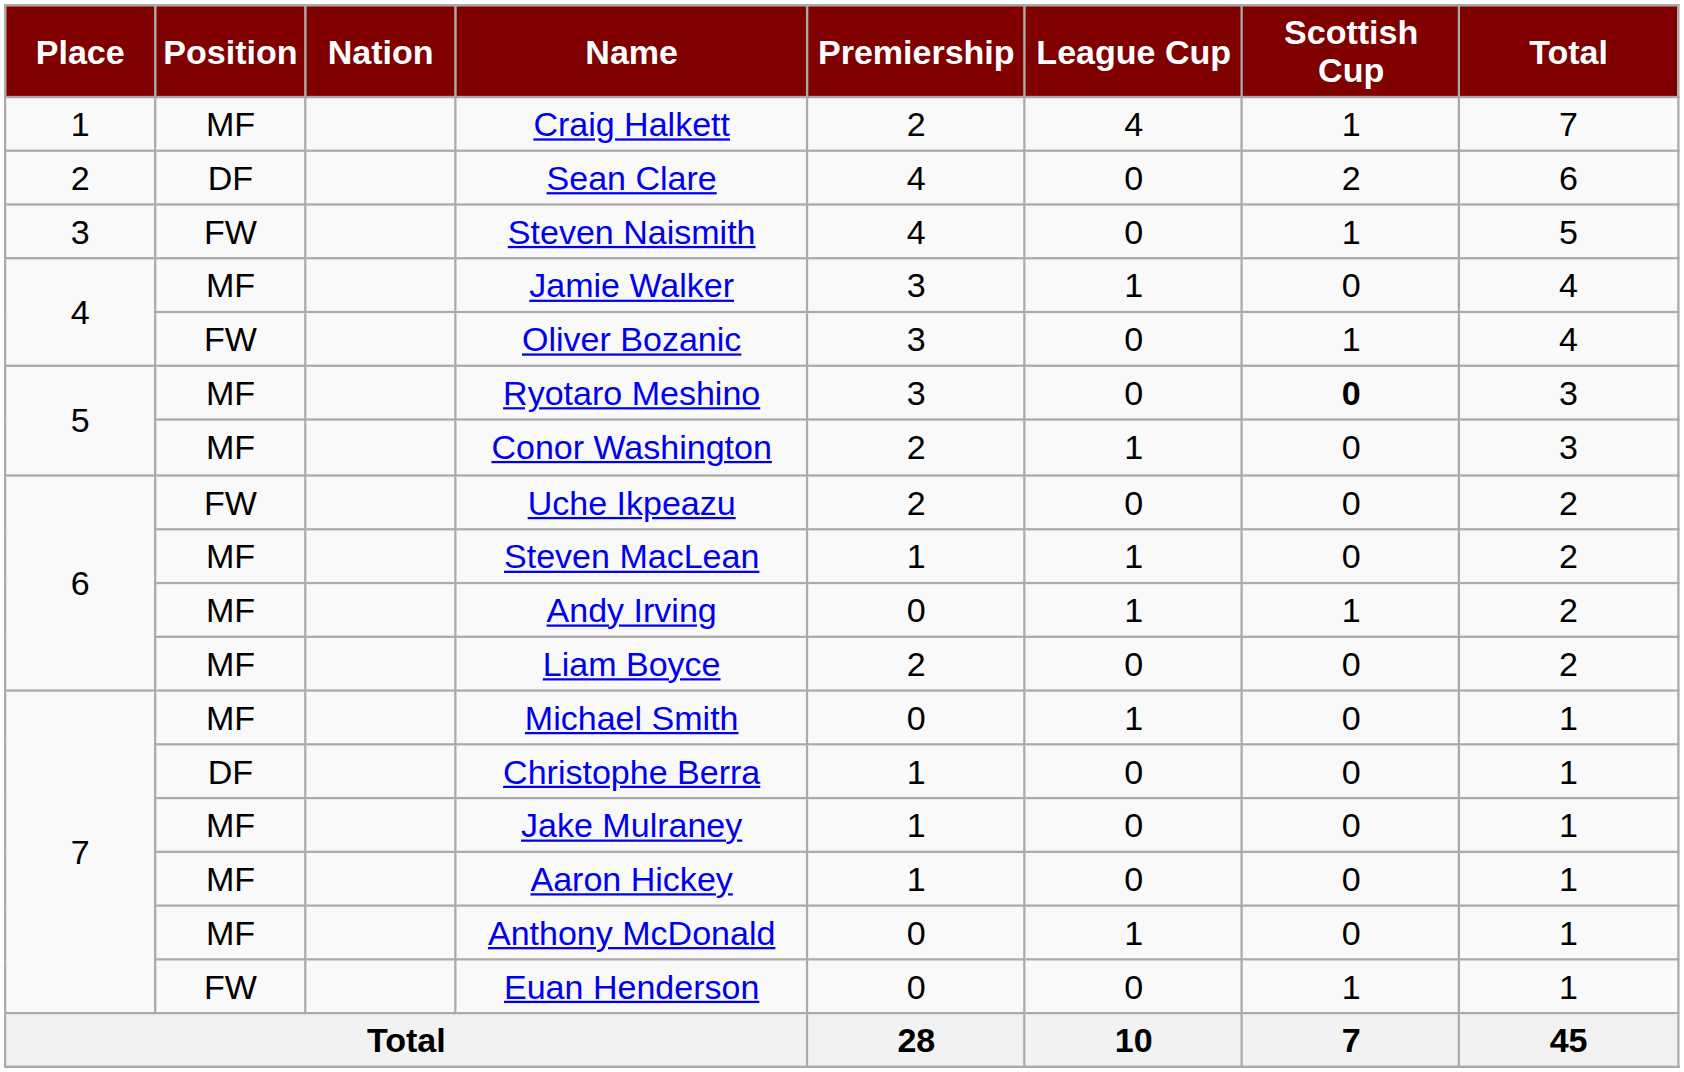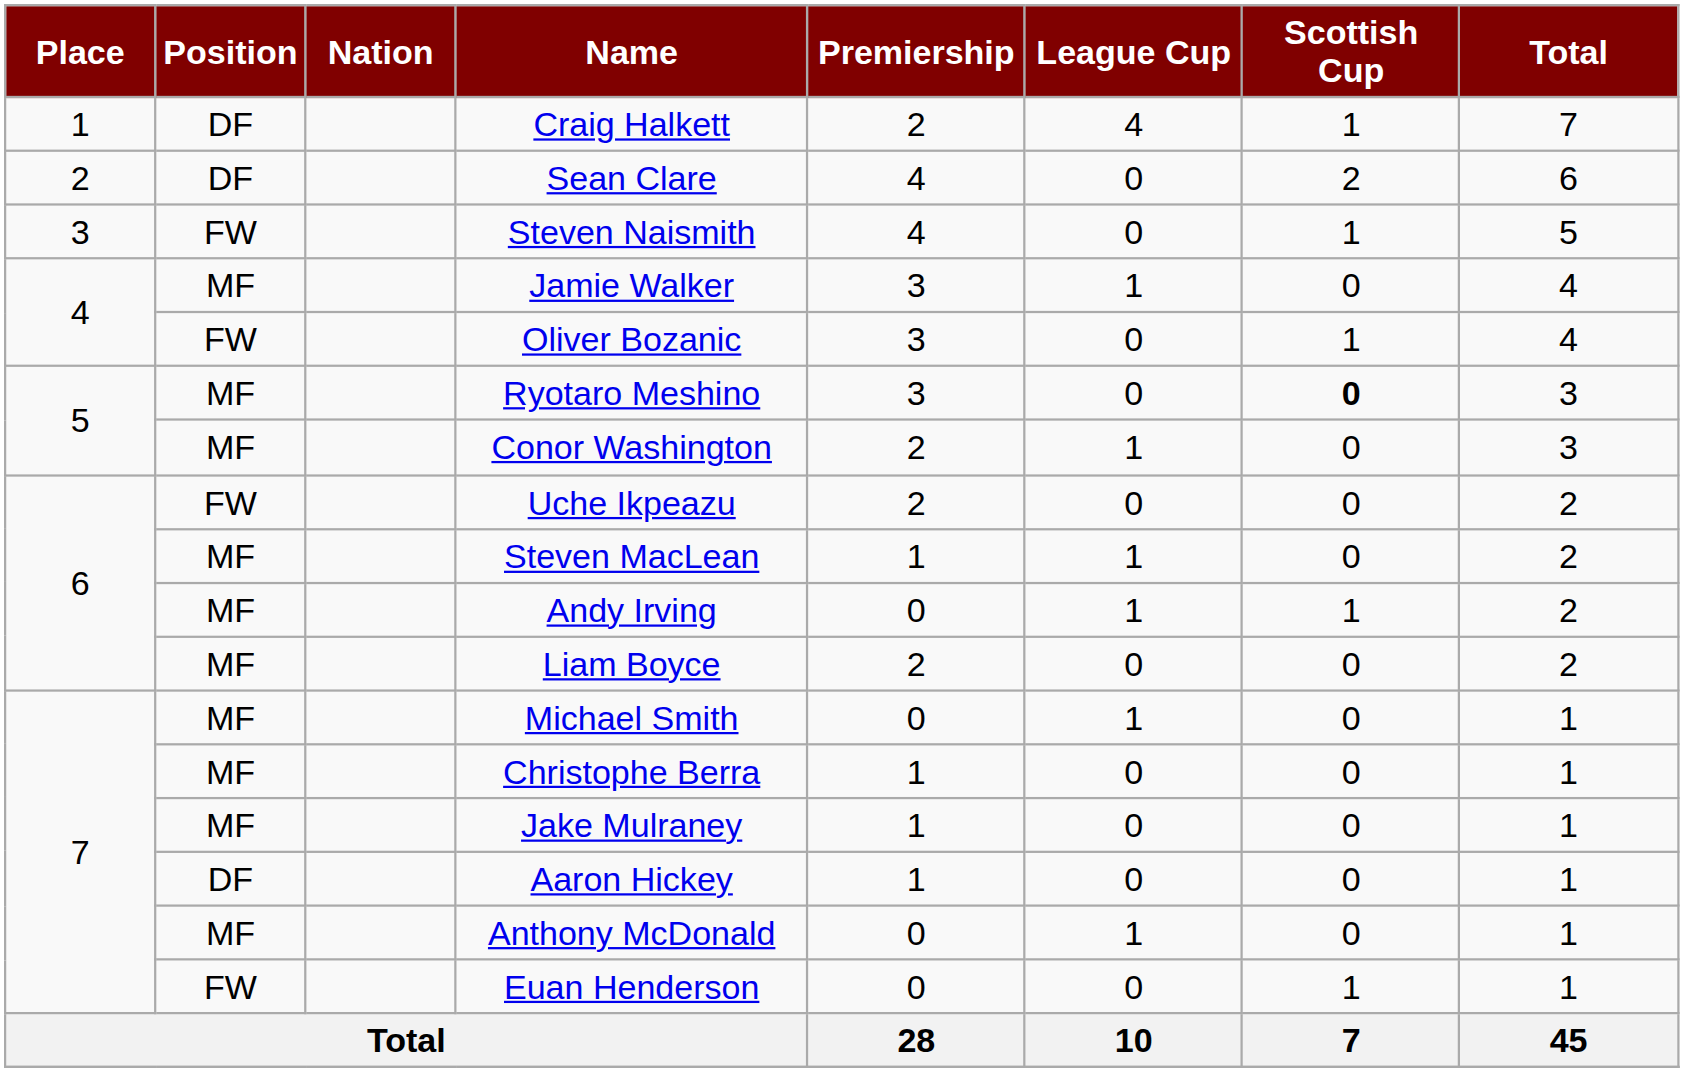(230, 124) MF -> (230, 124) DF
(230, 771) DF -> (230, 771) MF
(230, 879) MF -> (230, 879) DF
